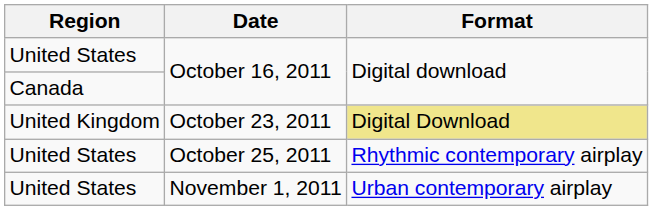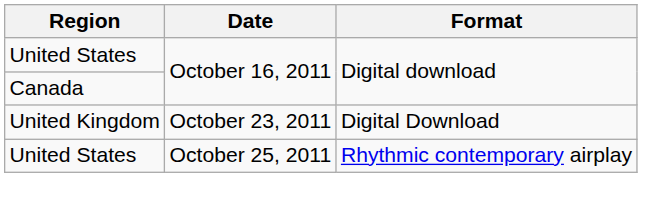(431, 121) khaki background -> (420, 121) no background
- row: (73, 188)
